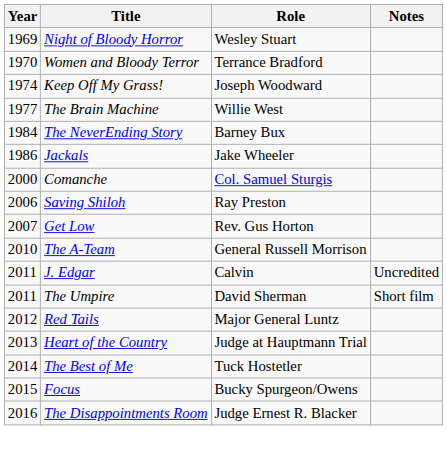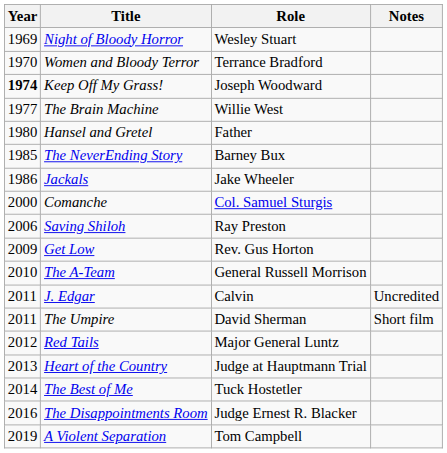(23, 86) normal -> (23, 86) bold
+ row: (98, 132)
(23, 132) 1984 -> (23, 156) 1985
(23, 226) 2007 -> (23, 249) 2009
- row: (62, 389)
+ row: (105, 436)
